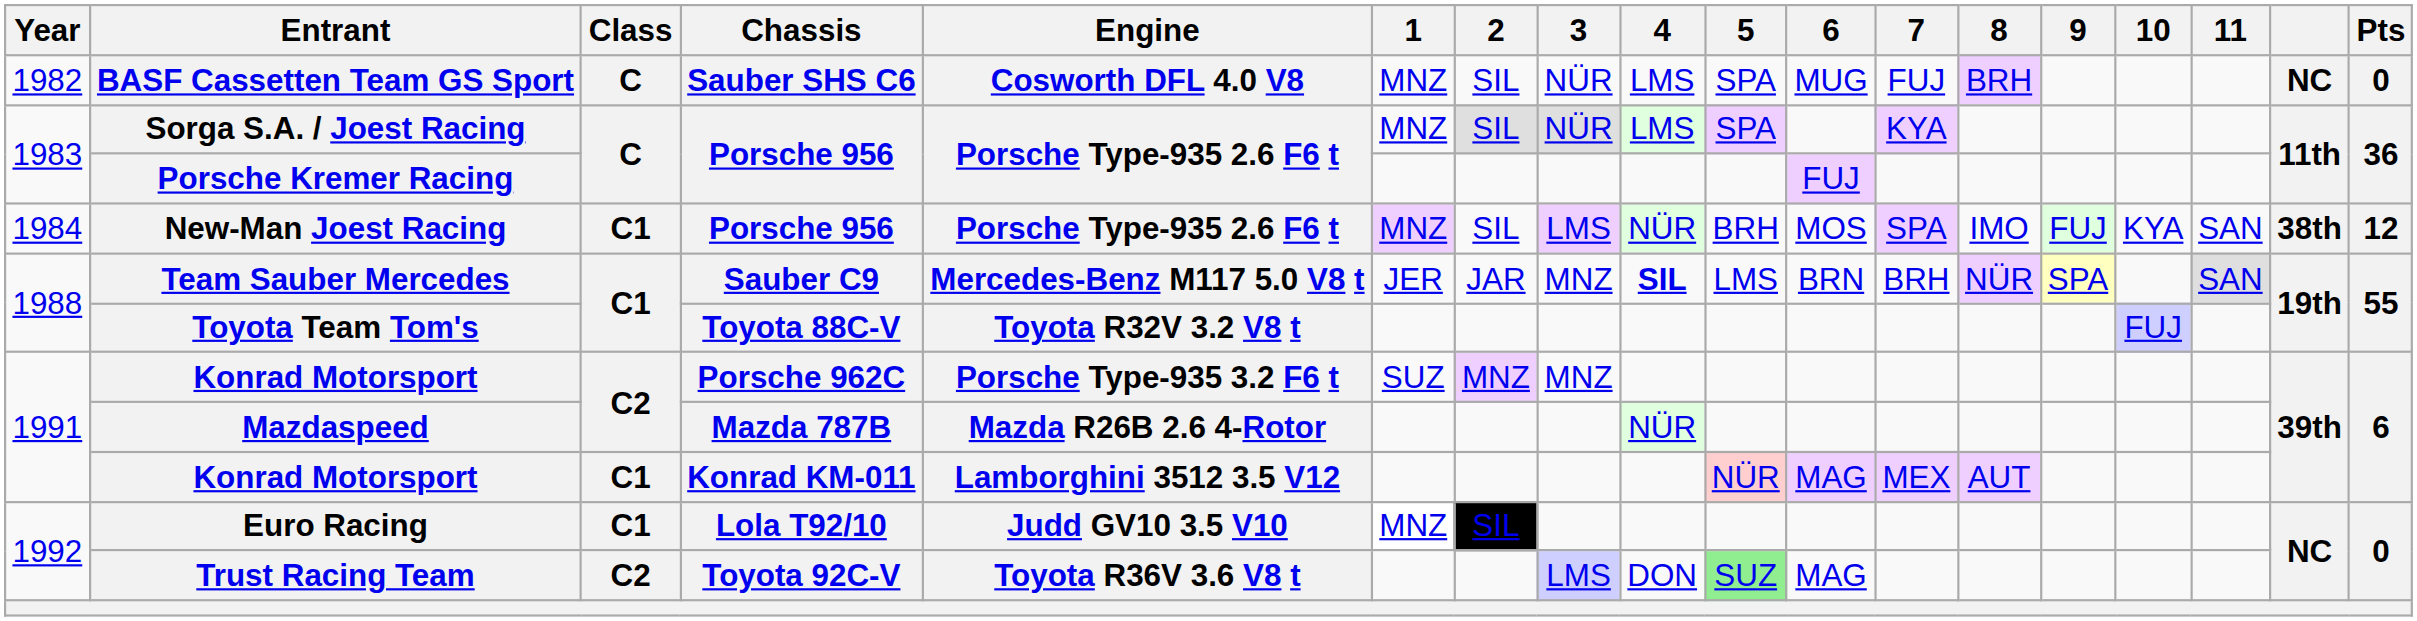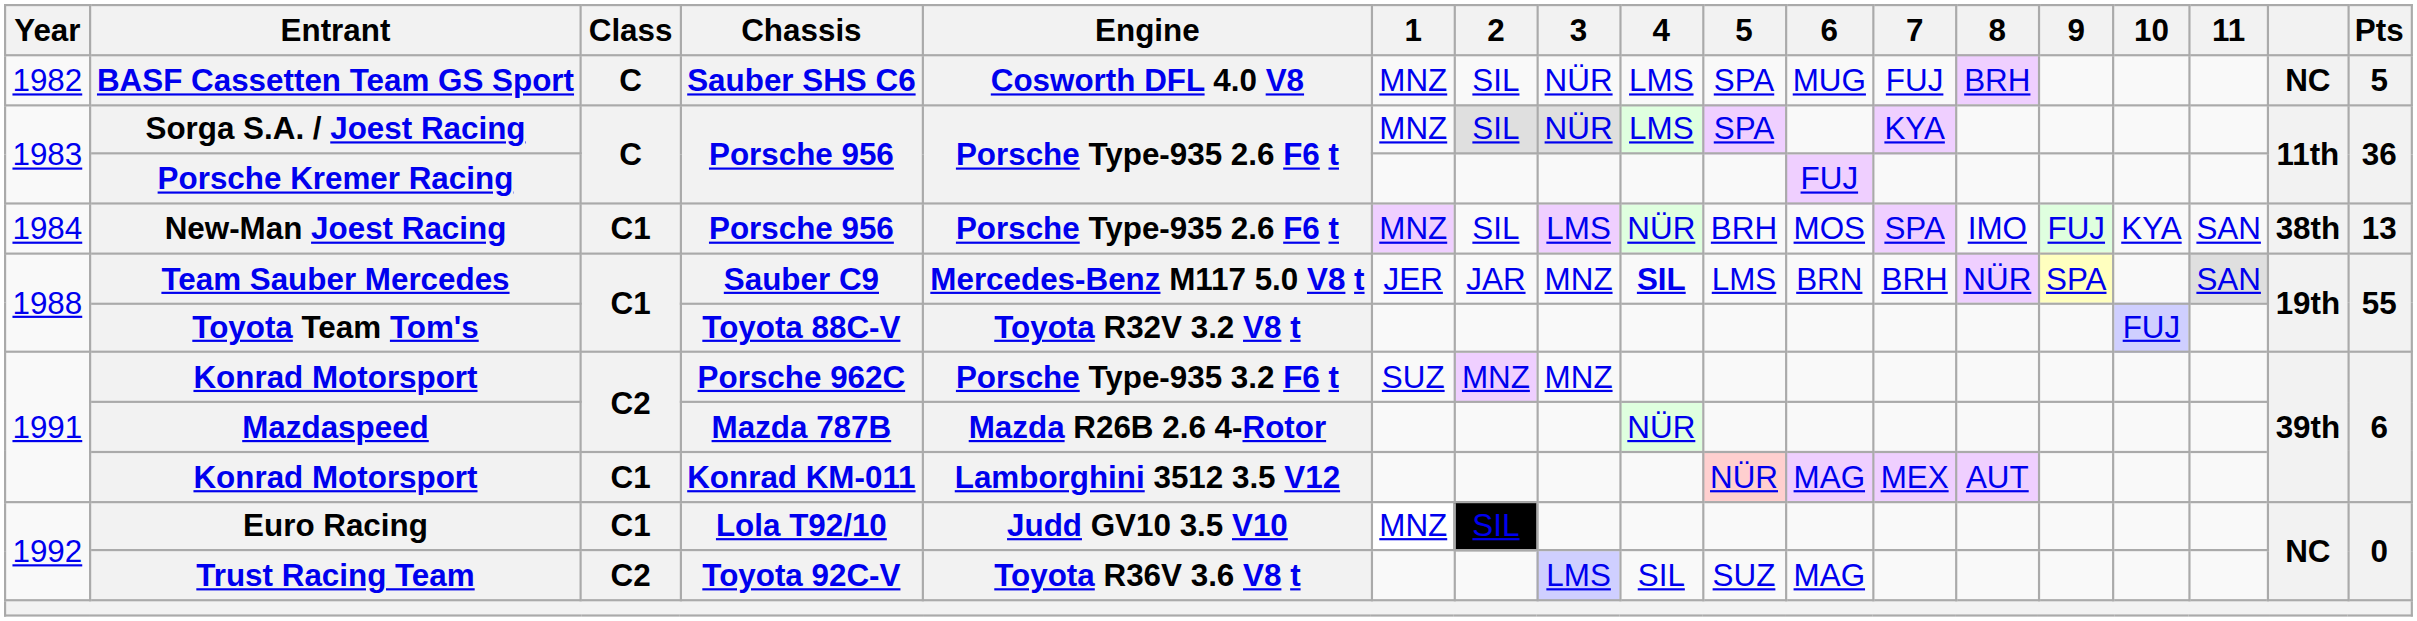(2381, 80) 0 -> (2379, 80) 5
(2381, 229) 12 -> (2379, 229) 13
(1662, 576) DON -> (1661, 576) SIL
(1746, 576) lightgreen background -> (1744, 576) no background
